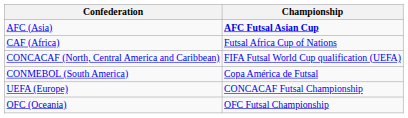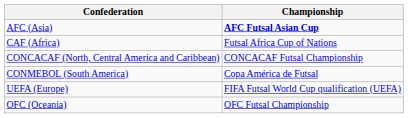(312, 58) FIFA Futsal World Cup qualification (UEFA) -> (294, 58) CONCACAF Futsal Championship
(294, 89) CONCACAF Futsal Championship -> (312, 89) FIFA Futsal World Cup qualification (UEFA)
